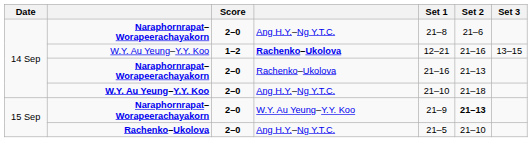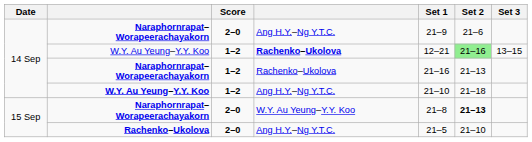(437, 32) 21–8 -> (437, 32) 21–9
(473, 51) no background -> (473, 51) lightgreen background
(233, 71) 2–0 -> (233, 71) 1–2
(233, 91) 2–0 -> (233, 91) 1–2
(437, 110) 21–9 -> (437, 110) 21–8
